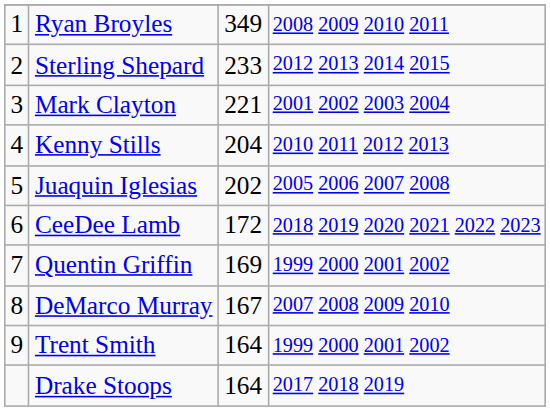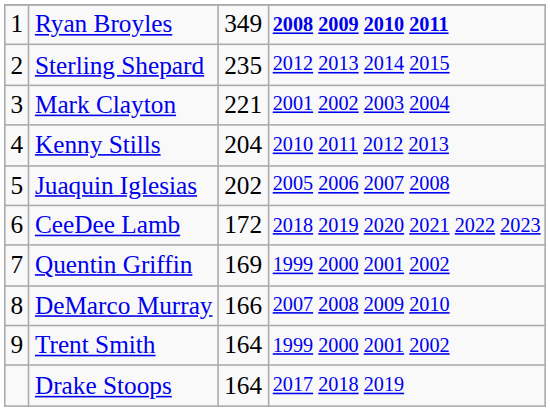(361, 24) normal -> (361, 24) bold
(243, 64) 233 -> (243, 64) 235
(243, 305) 167 -> (243, 305) 166
